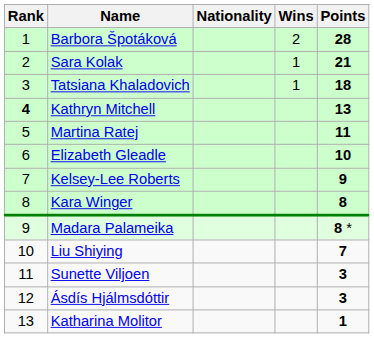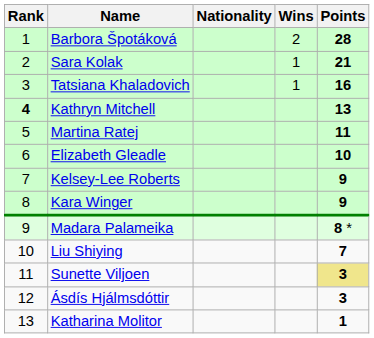(343, 86) 18 -> (343, 86) 16
(343, 202) 8 -> (343, 202) 9
(343, 274) no background -> (343, 274) khaki background
